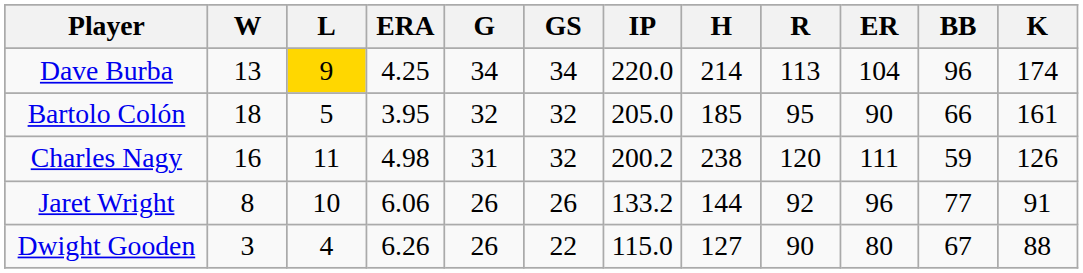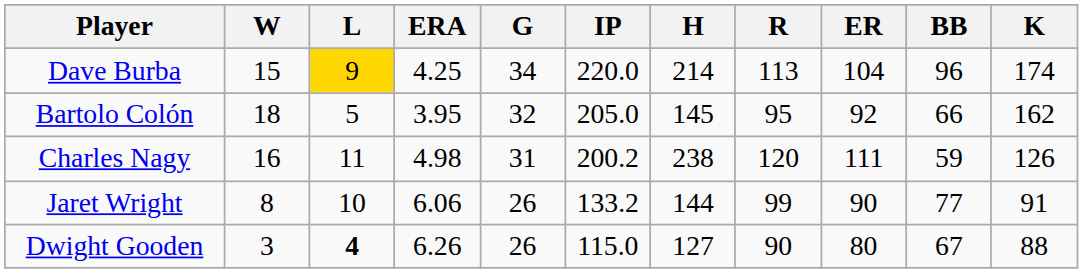- column: (563, 26)
(247, 70) 13 -> (267, 70) 15
(721, 114) 185 -> (693, 114) 145
(879, 114) 90 -> (864, 114) 92
(1037, 114) 161 -> (1034, 114) 162
(800, 202) 92 -> (778, 202) 99
(879, 202) 96 -> (864, 202) 90
(326, 245) normal -> (352, 245) bold
